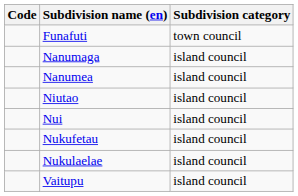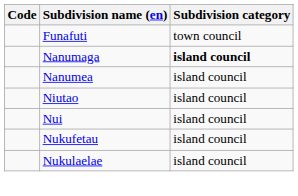(210, 56) normal -> (212, 56) bold
- row: (63, 181)
